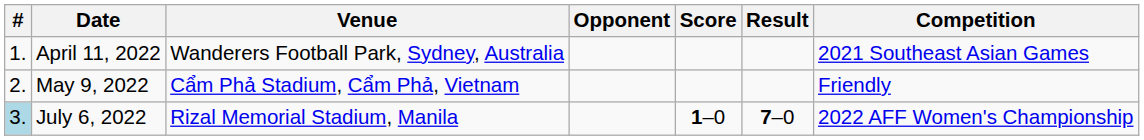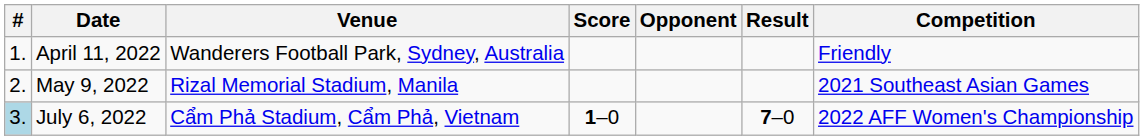columns swapped: (622, 20) <-> (708, 20)
(954, 53) 2021 Southeast Asian Games -> (854, 53) Friendly
(345, 85) Cẩm Phả Stadium, Cẩm Phả, Vietnam -> (314, 85) Rizal Memorial Stadium, Manila
(854, 85) Friendly -> (954, 85) 2021 Southeast Asian Games
(314, 118) Rizal Memorial Stadium, Manila -> (345, 118) Cẩm Phả Stadium, Cẩm Phả, Vietnam
